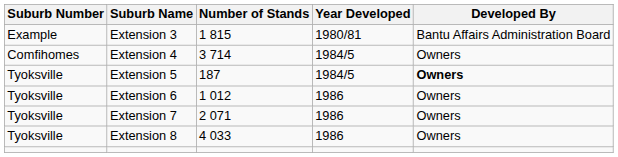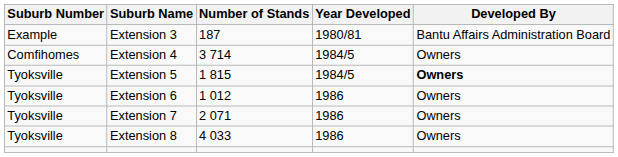(215, 34) 1 815 -> (210, 34) 187
(210, 75) 187 -> (215, 75) 1 815
